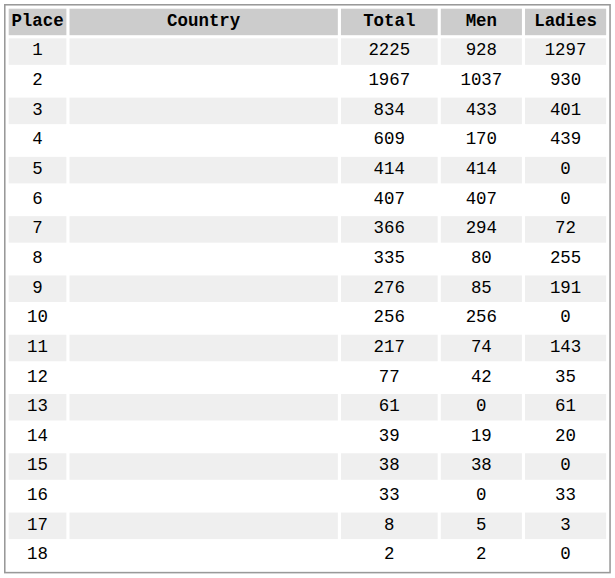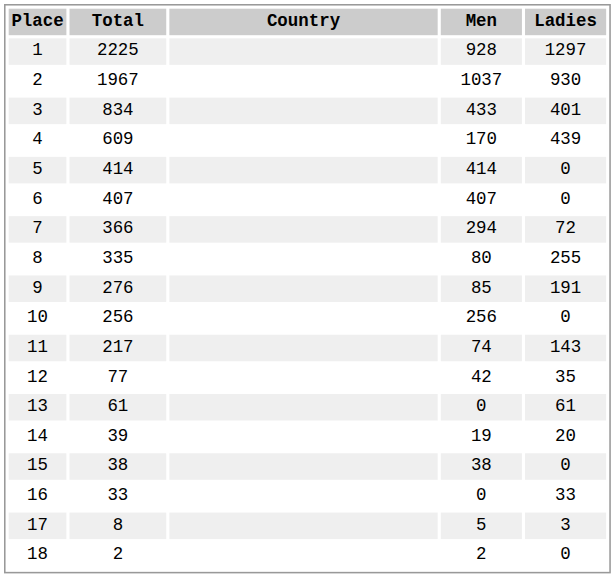columns swapped: (204, 21) <-> (389, 21)
